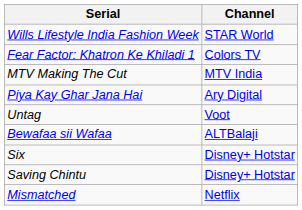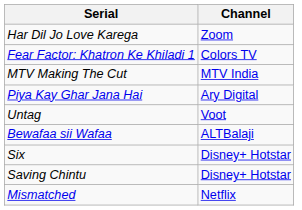+ row: (73, 34)
- row: (103, 34)
